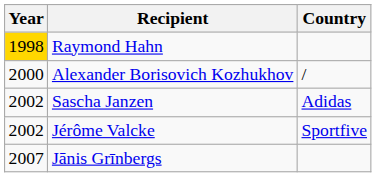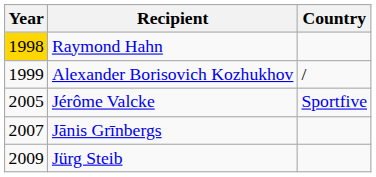(26, 74) 2000 -> (26, 74) 1999
- row: (103, 102)
(26, 130) 2002 -> (26, 102) 2005
+ row: (87, 158)
